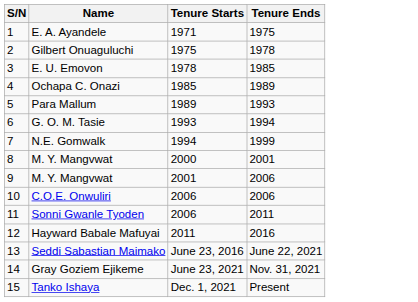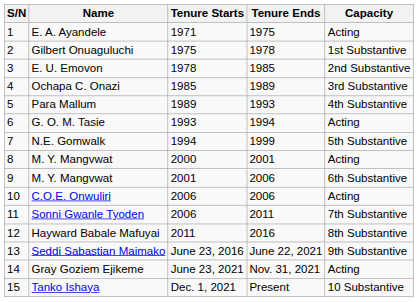+ column: (369, 13)
